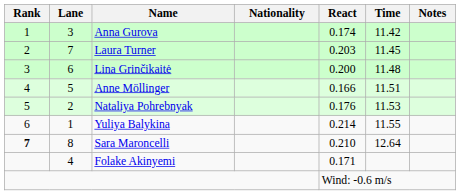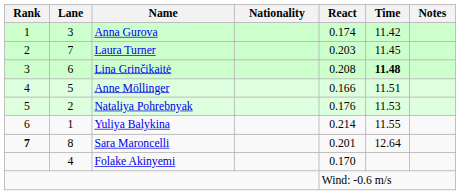(342, 69) 0.200 -> (342, 69) 0.208
(388, 69) normal -> (388, 69) bold
(342, 143) 0.210 -> (342, 143) 0.201
(342, 161) 0.171 -> (342, 161) 0.170
